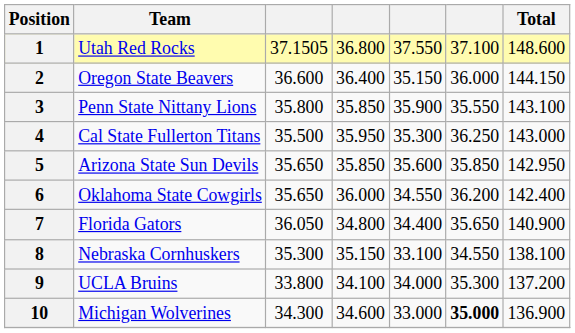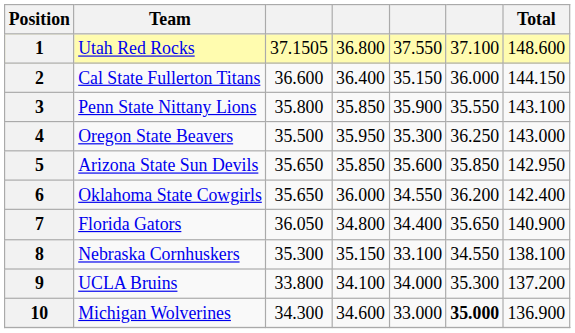(156, 77) Oregon State Beavers -> (169, 77) Cal State Fullerton Titans
(169, 136) Cal State Fullerton Titans -> (156, 136) Oregon State Beavers
